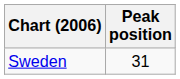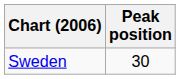(140, 61) 31 -> (140, 61) 30
